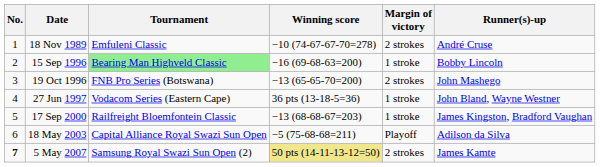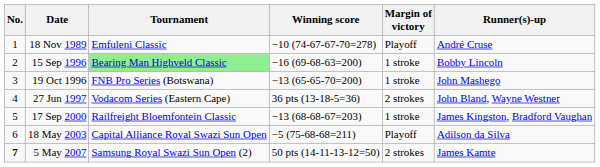(404, 44) 2 strokes -> (401, 44) Playoff
(404, 80) 2 strokes -> (402, 80) 1 stroke
(402, 98) 1 stroke -> (404, 98) 2 strokes
(326, 152) khaki background -> (326, 152) no background
